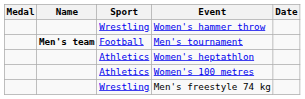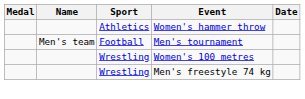(124, 27) Wrestling -> (124, 27) Athletics
(67, 42) bold -> (67, 42) normal
- row: (204, 57)
(124, 72) Athletics -> (124, 57) Wrestling
